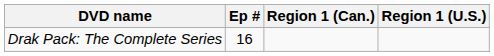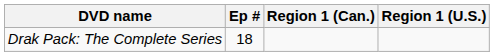(245, 39) 16 -> (245, 39) 18
